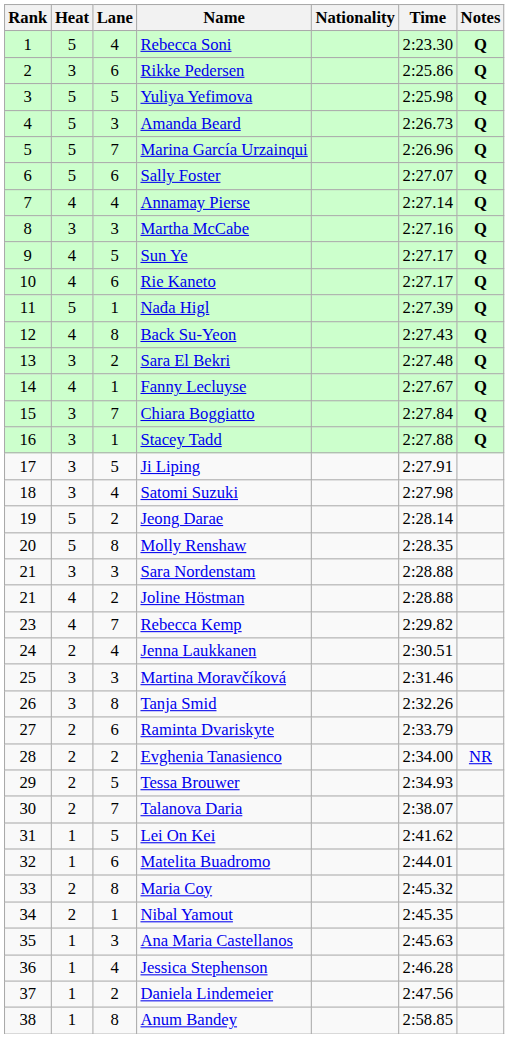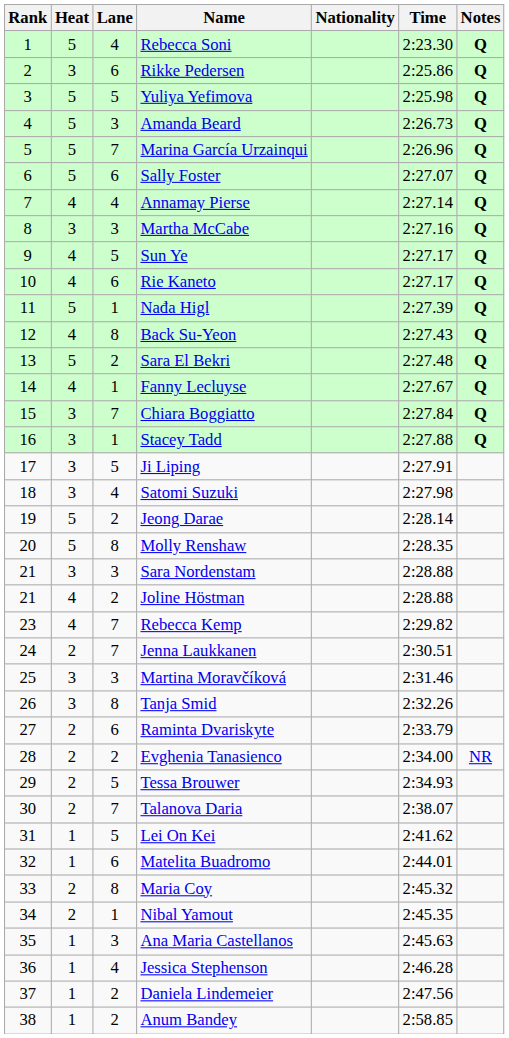(72, 360) 3 -> (72, 360) 5
(115, 651) 4 -> (115, 651) 7
(115, 1020) 8 -> (115, 1020) 2
